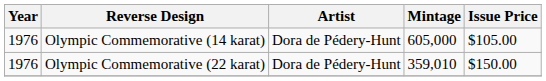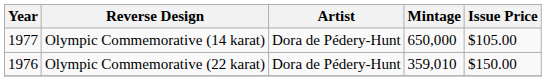(23, 40) 1976 -> (23, 40) 1977
(432, 40) 605,000 -> (432, 40) 650,000
